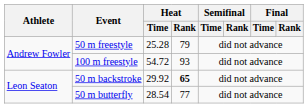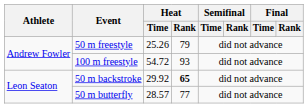(158, 45) 25.28 -> (158, 45) 25.26
(158, 95) 28.54 -> (158, 95) 28.57
